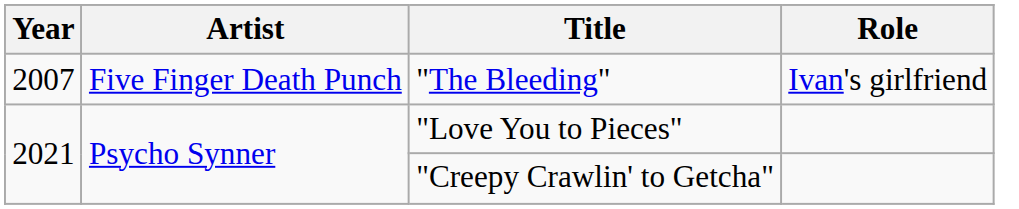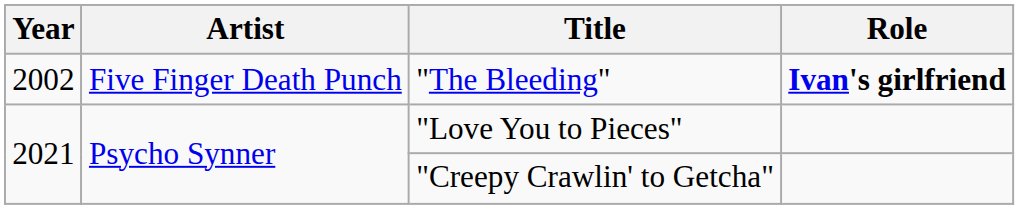(43, 78) 2007 -> (43, 78) 2002
(888, 78) normal -> (897, 78) bold
